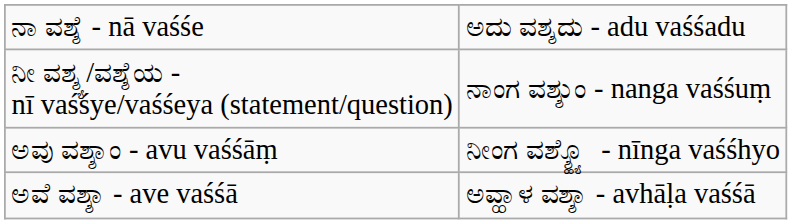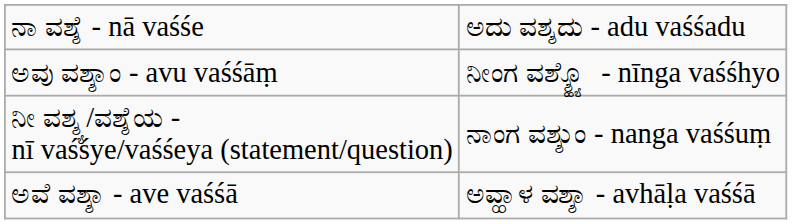rows swapped: (232, 88) <-> (145, 149)
